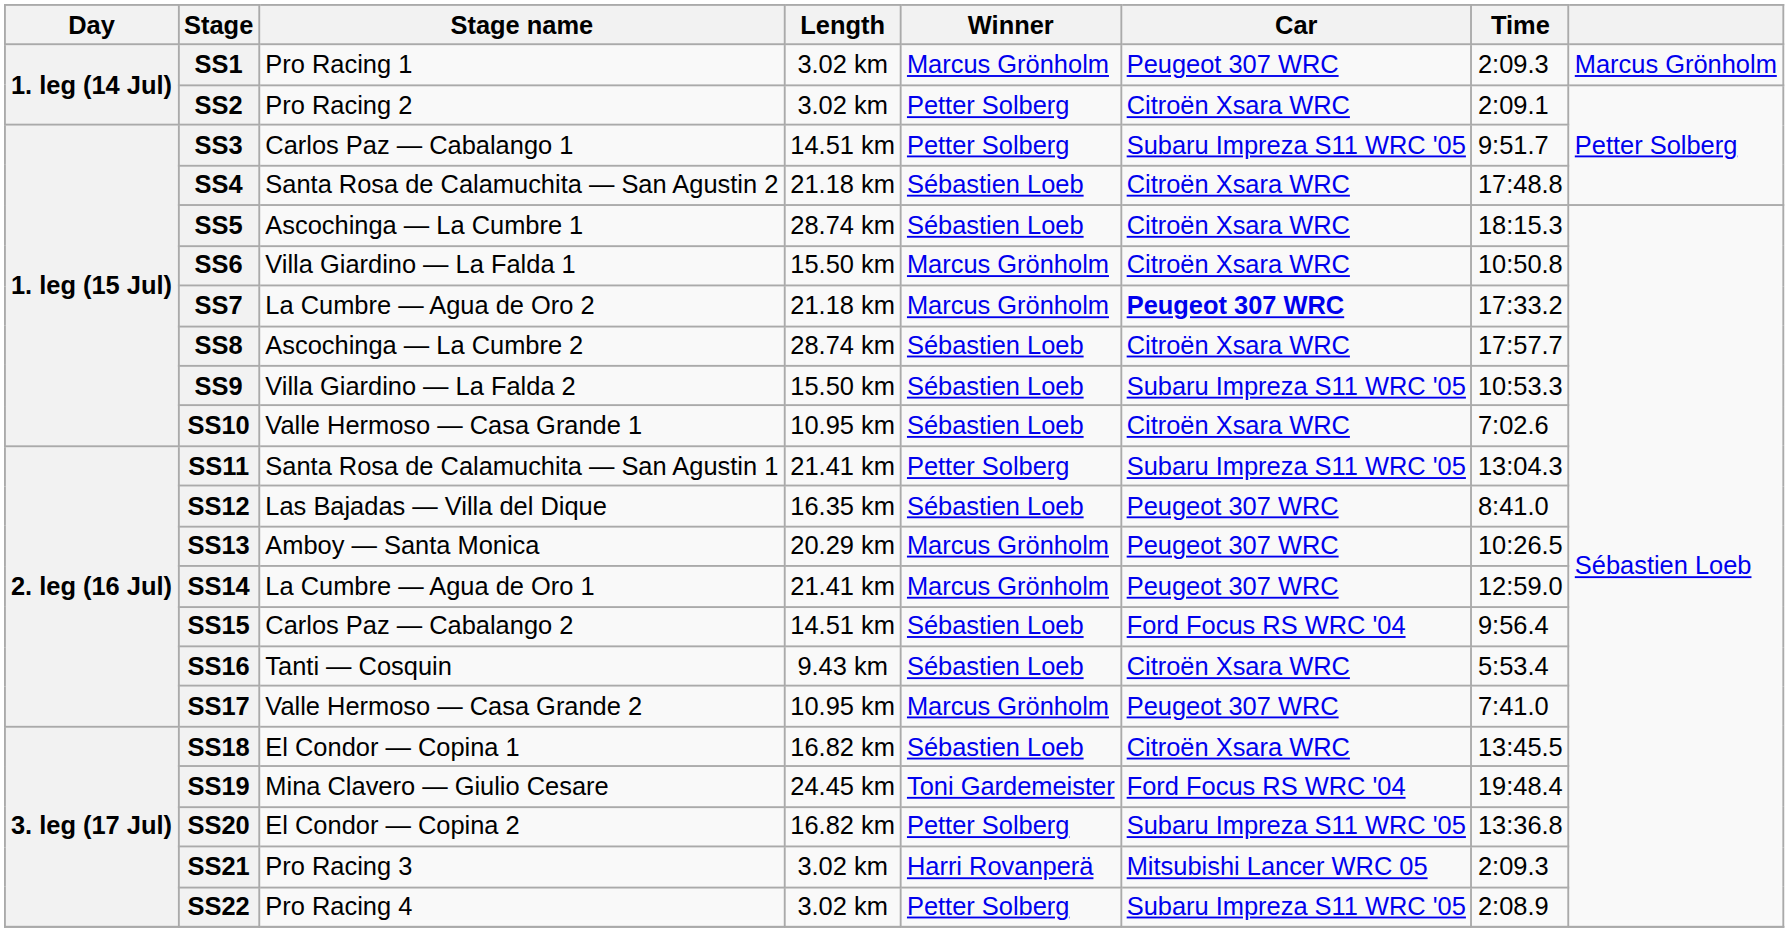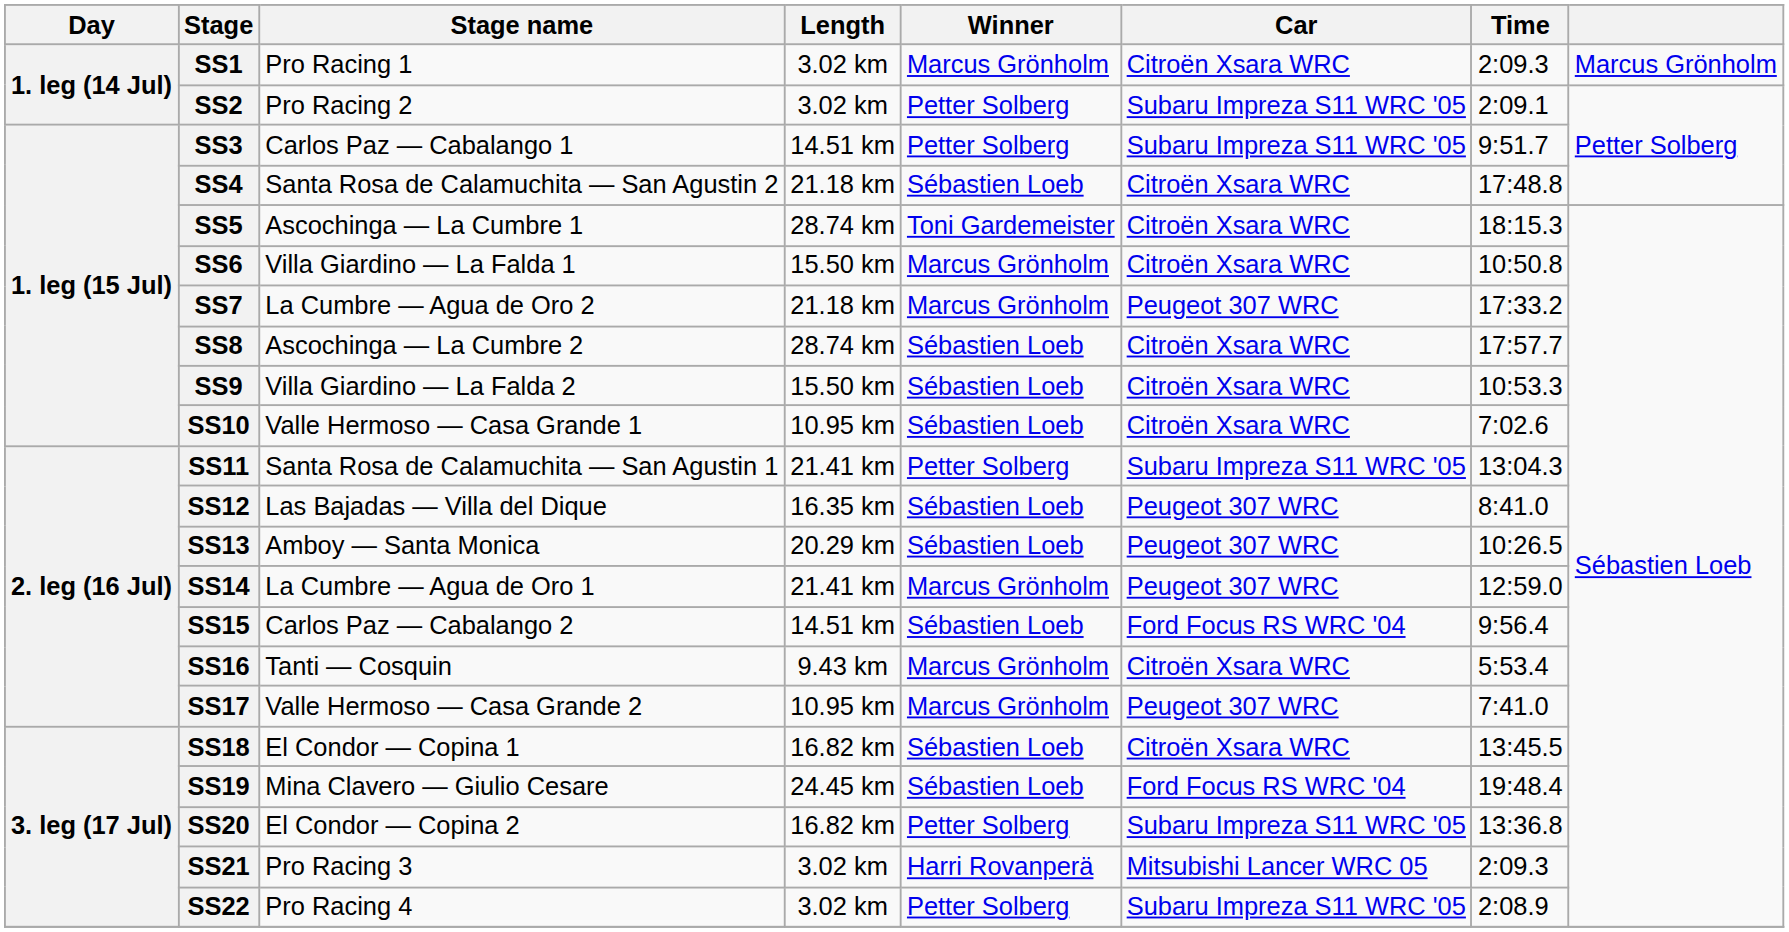(1233, 65) Peugeot 307 WRC -> (1238, 65) Citroën Xsara WRC
(1238, 105) Citroën Xsara WRC -> (1296, 105) Subaru Impreza S11 WRC '05
(995, 225) Sébastien Loeb -> (1011, 225) Toni Gardemeister
(1235, 305) bold -> (1233, 305) normal
(1296, 385) Subaru Impreza S11 WRC '05 -> (1238, 385) Citroën Xsara WRC
(1008, 546) Marcus Grönholm -> (995, 546) Sébastien Loeb
(995, 666) Sébastien Loeb -> (1008, 666) Marcus Grönholm
(1011, 786) Toni Gardemeister -> (995, 786) Sébastien Loeb
